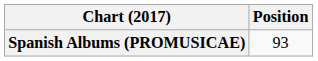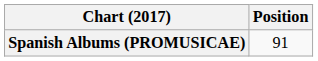(281, 42) 93 -> (281, 42) 91
